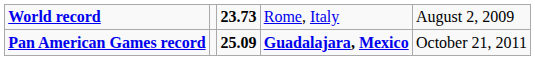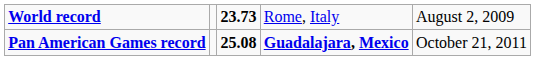(238, 42) 25.09 -> (238, 42) 25.08
